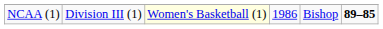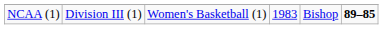(207, 14) lightyellow background -> (207, 14) no background
(285, 14) 1986 -> (285, 14) 1983
